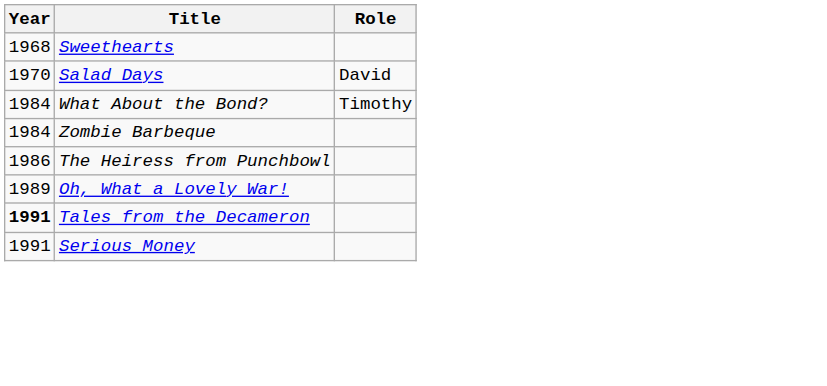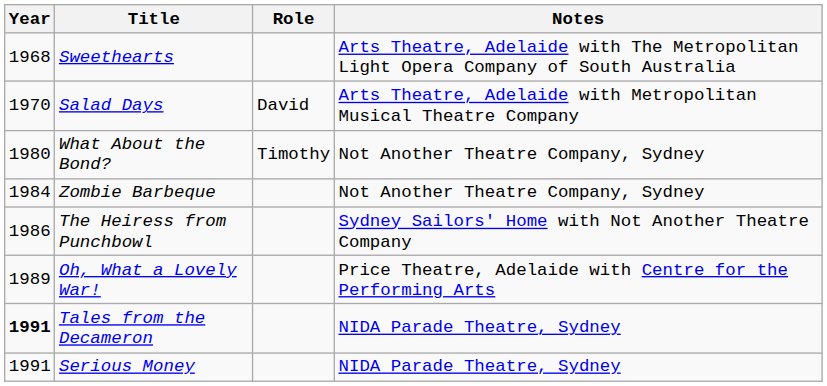+ column: (578, 19)
(30, 104) 1984 -> (30, 154) 1980
